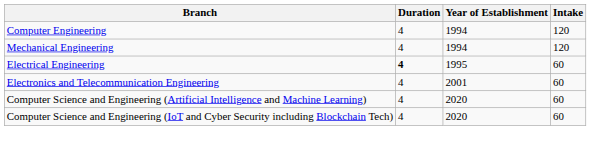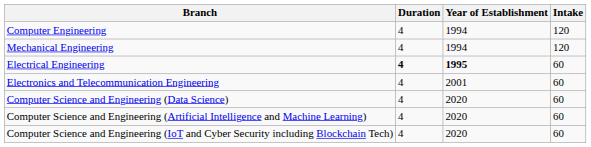(456, 64) normal -> (456, 64) bold
+ row: (118, 99)
